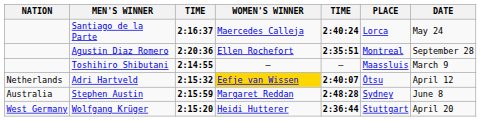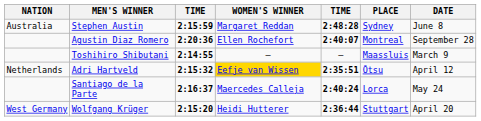rows swapped: (107, 95) <-> (107, 32)
(341, 51) 2:35:51 -> (341, 41) 2:40:07
(341, 80) 2:40:07 -> (341, 70) 2:35:51
